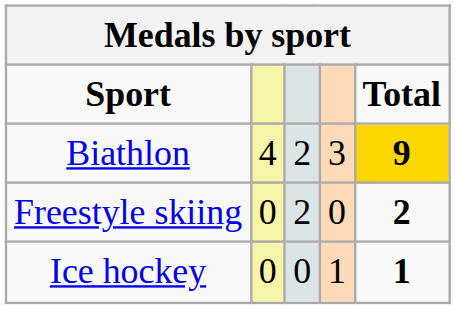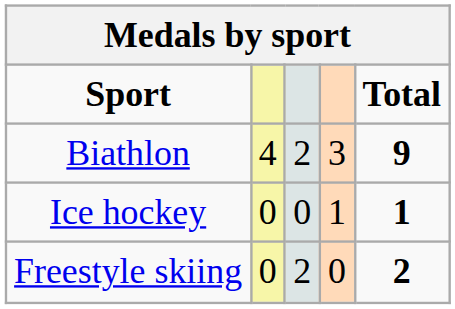(402, 153) gold background -> (402, 153) no background
rows swapped: (128, 212) <-> (128, 271)
